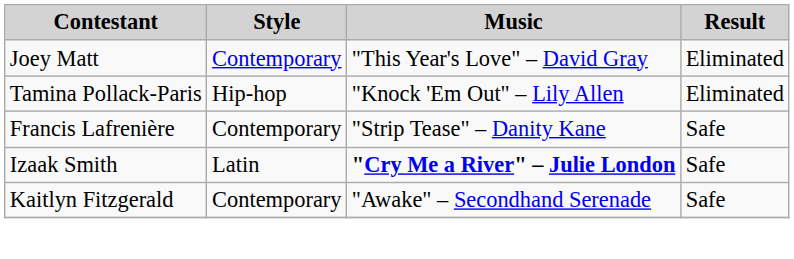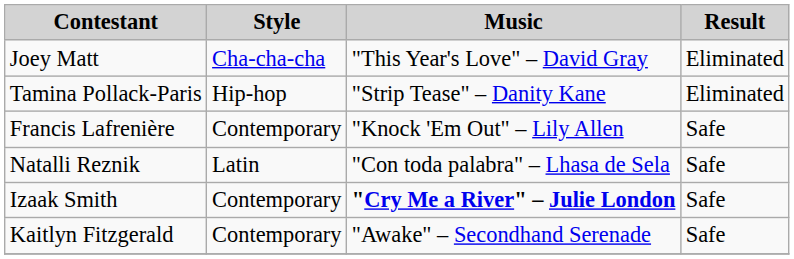(277, 57) Contemporary -> (269, 57) Cha-cha-cha
(488, 93) "Knock 'Em Out" – Lily Allen -> (479, 93) "Strip Tease" – Danity Kane
(479, 128) "Strip Tease" – Danity Kane -> (488, 128) "Knock 'Em Out" – Lily Allen
+ row: (75, 164)
(236, 164) Latin -> (277, 199) Contemporary
